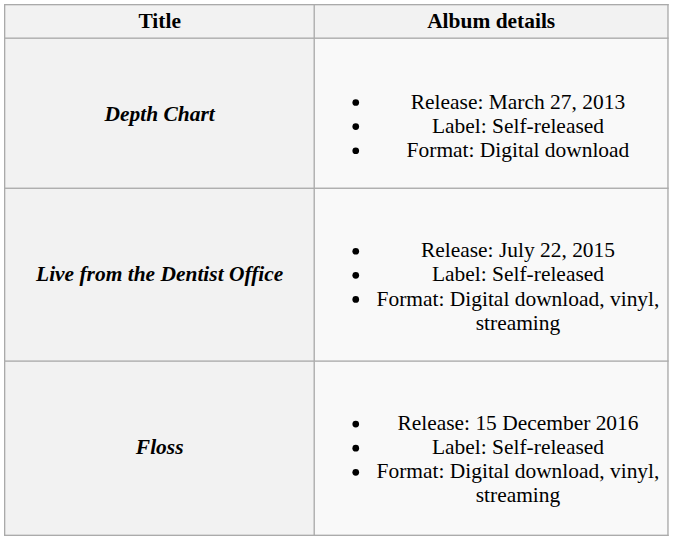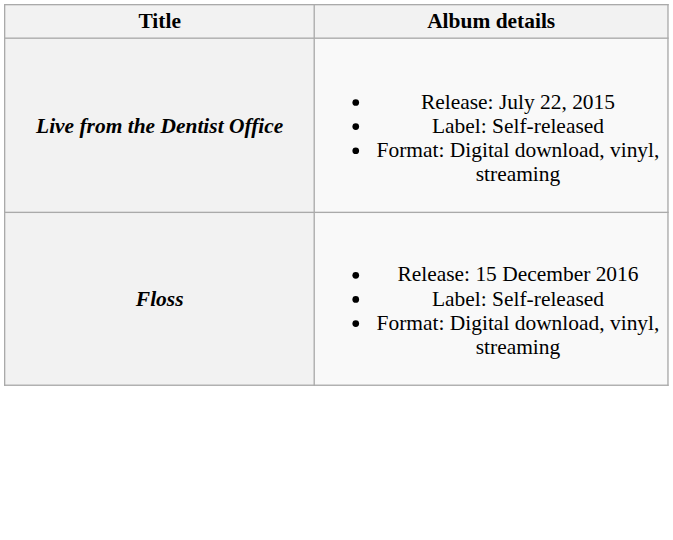- row: (160, 113)
